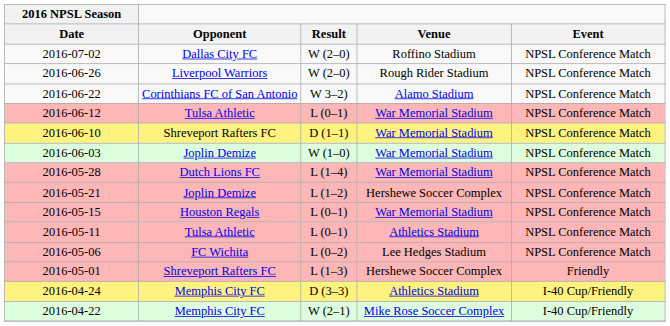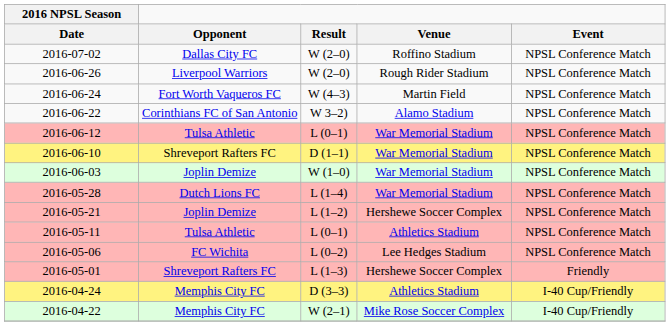+ row: (72, 93)
- row: (72, 212)
